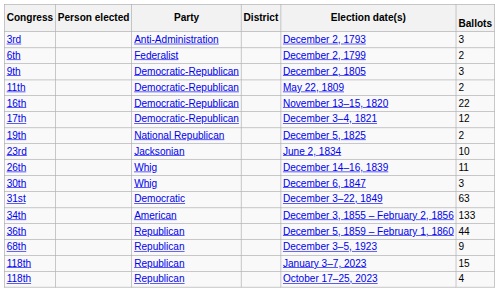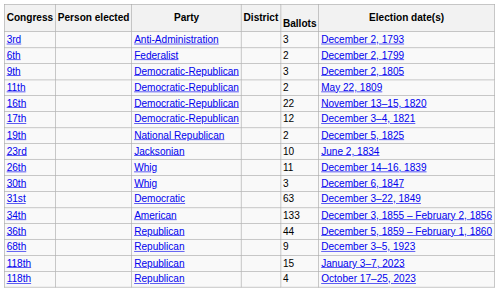columns swapped: (475, 23) <-> (368, 18)
